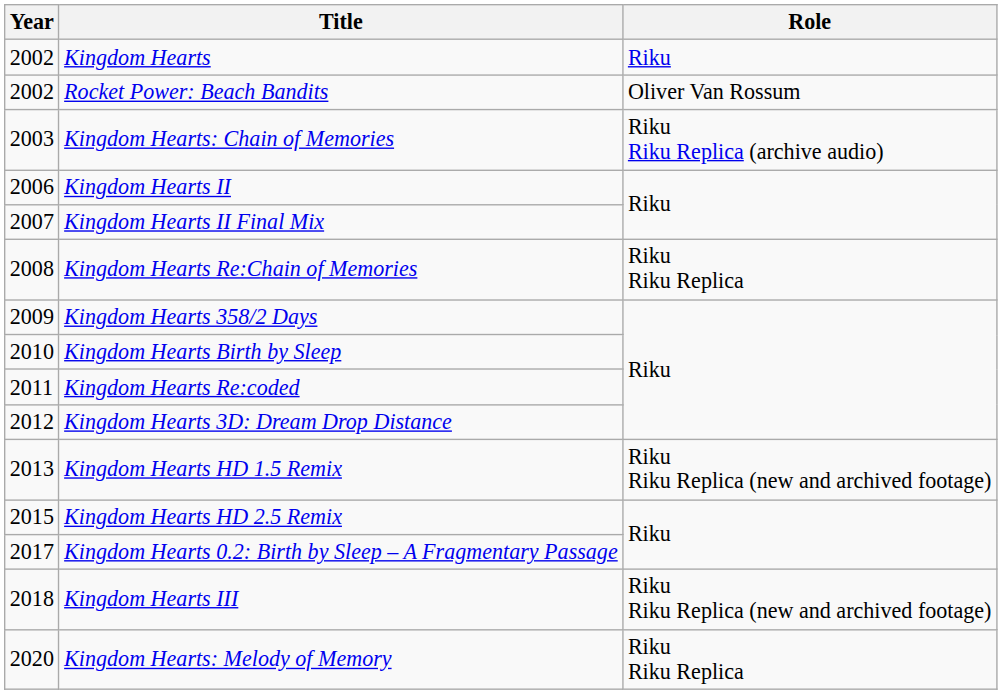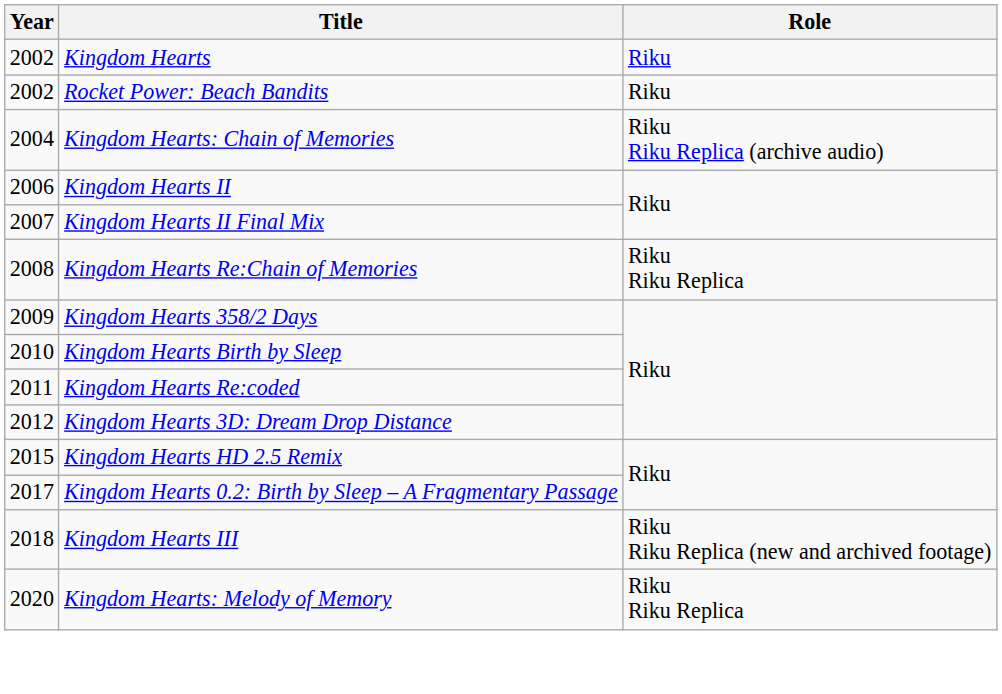(714, 92) Oliver Van Rossum -> (649, 92) Riku
(32, 139) 2003 -> (32, 139) 2004
- row: (203, 469)
